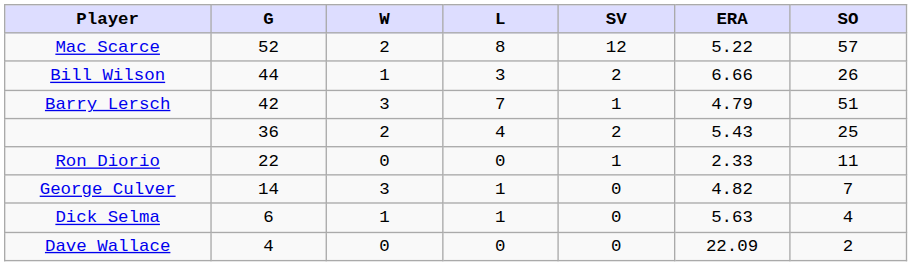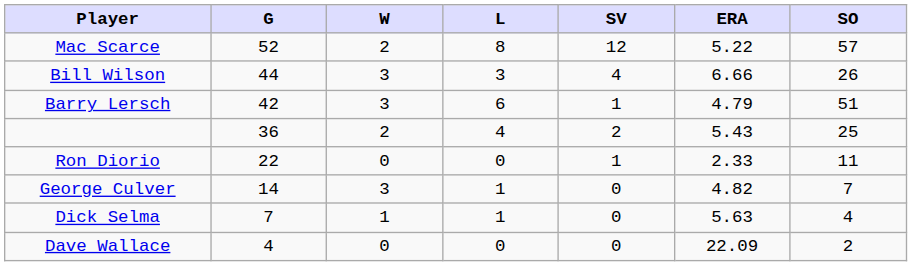(384, 76) 1 -> (384, 76) 3
(616, 76) 2 -> (616, 76) 4
(500, 104) 7 -> (500, 104) 6
(269, 218) 6 -> (269, 218) 7
